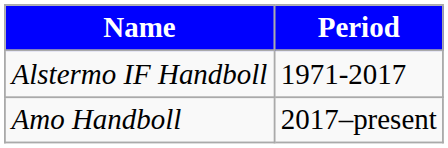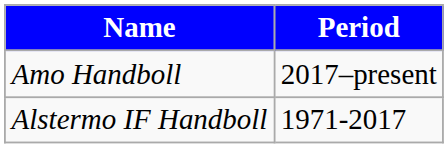rows swapped: (139, 73) <-> (96, 119)
